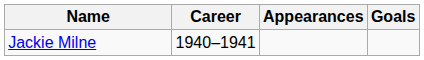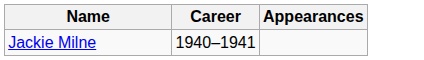- column: (393, 17)
